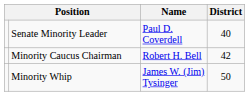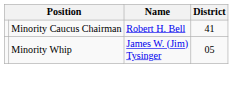- row: (59, 34)
(226, 55) 42 -> (209, 28) 41
(226, 77) 50 -> (209, 50) 05
